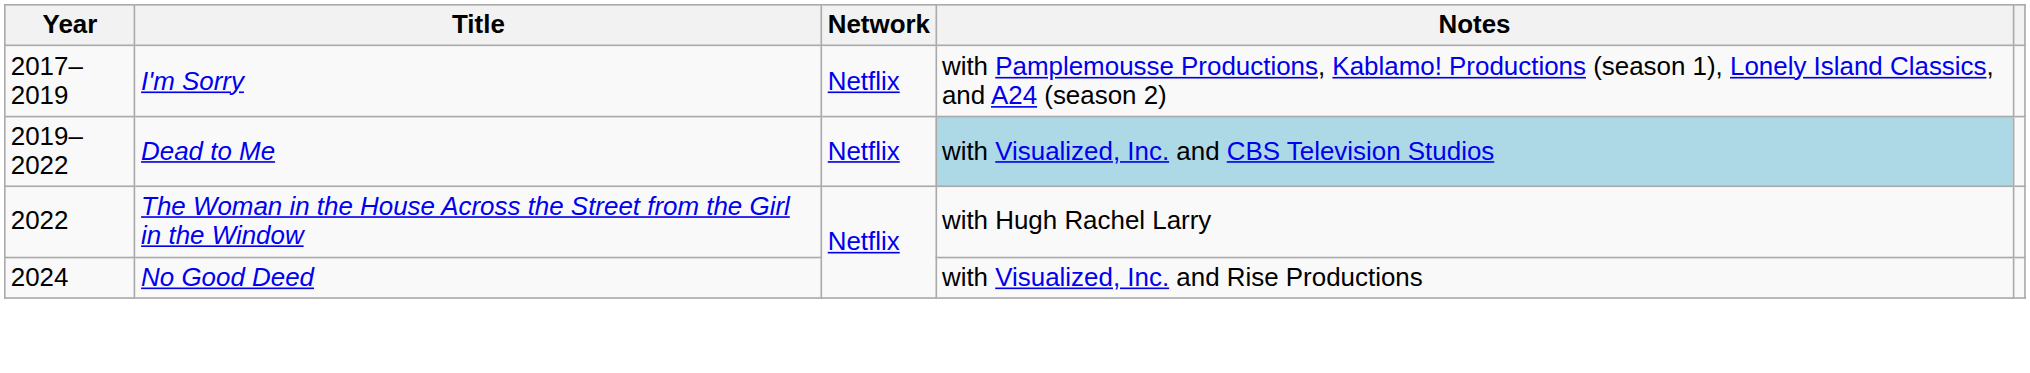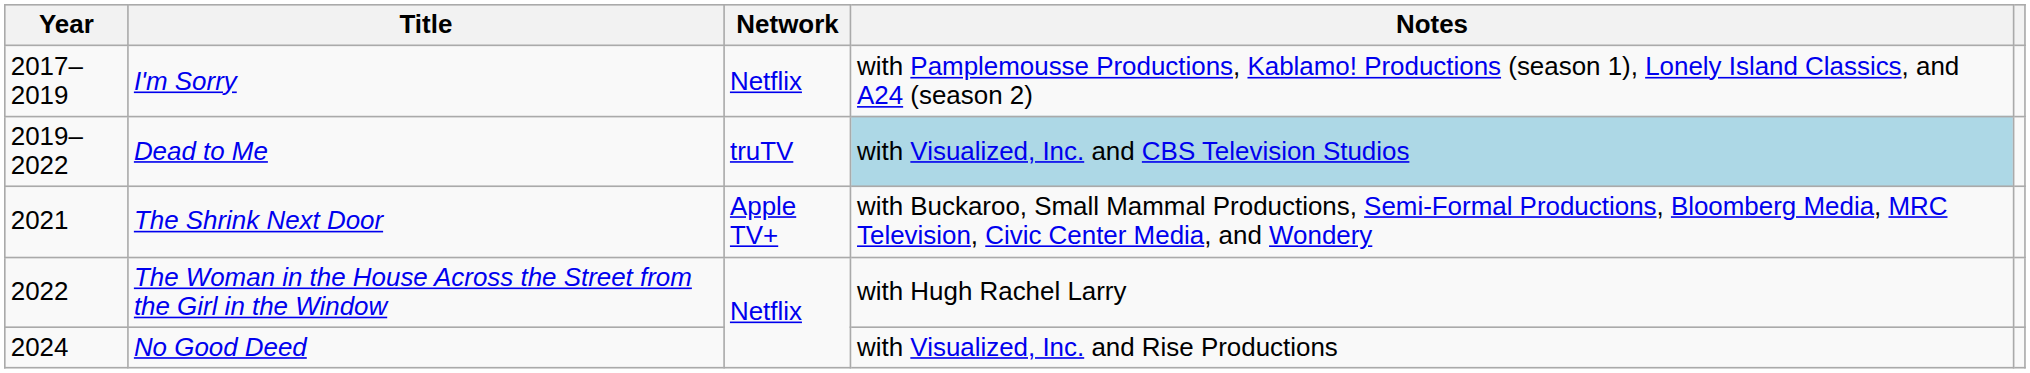(864, 151) Netflix -> (762, 151) truTV
+ row: (258, 221)
